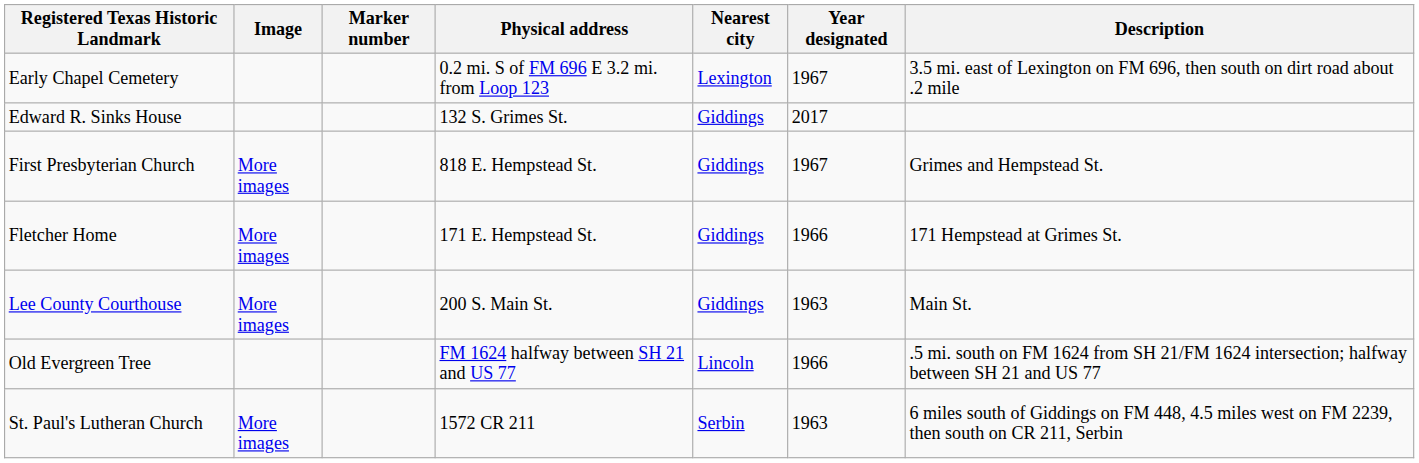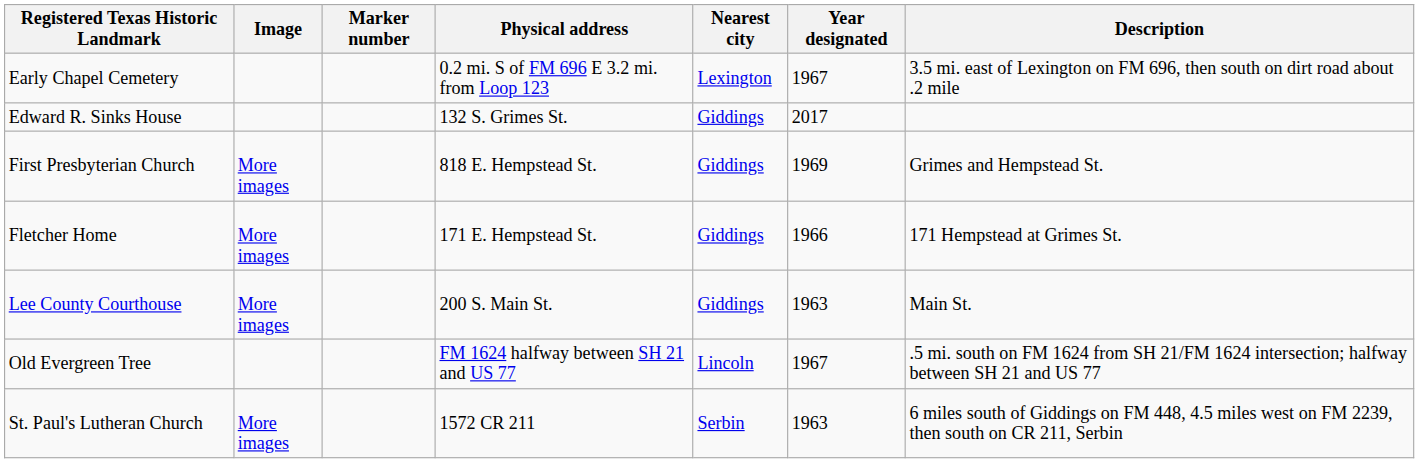(810, 165) 1967 -> (810, 165) 1969
(810, 363) 1966 -> (810, 363) 1967
